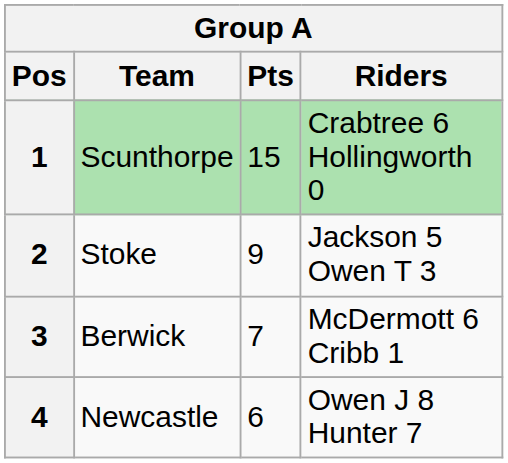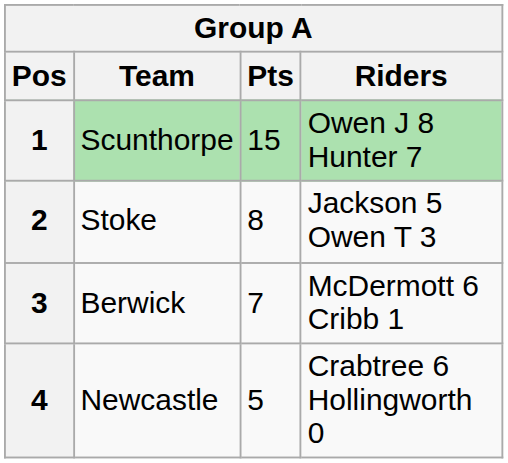(390, 156) Crabtree 6 Hollingworth 0 -> (371, 139) Owen J 8 Hunter 7
(256, 254) 9 -> (256, 221) 8
(256, 416) 6 -> (256, 400) 5
(371, 416) Owen J 8 Hunter 7 -> (390, 400) Crabtree 6 Hollingworth 0
